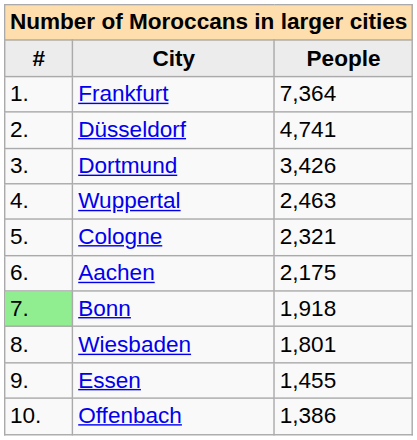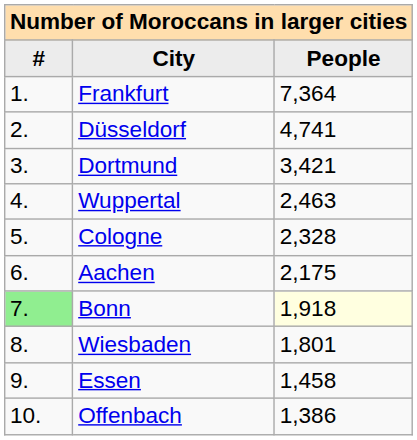(308, 165) 3,426 -> (308, 165) 3,421
(308, 237) 2,321 -> (308, 237) 2,328
(308, 308) no background -> (308, 308) lightyellow background
(308, 380) 1,455 -> (308, 380) 1,458
